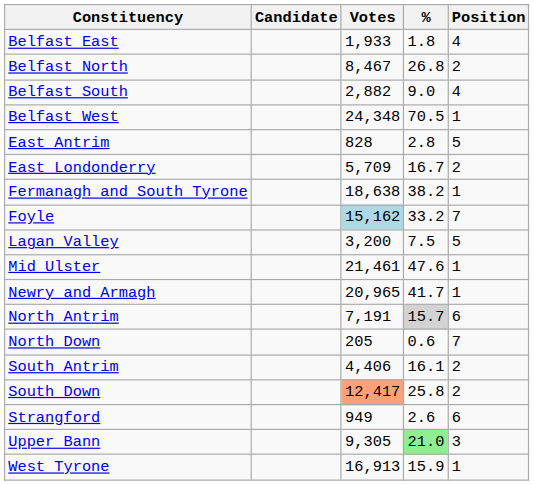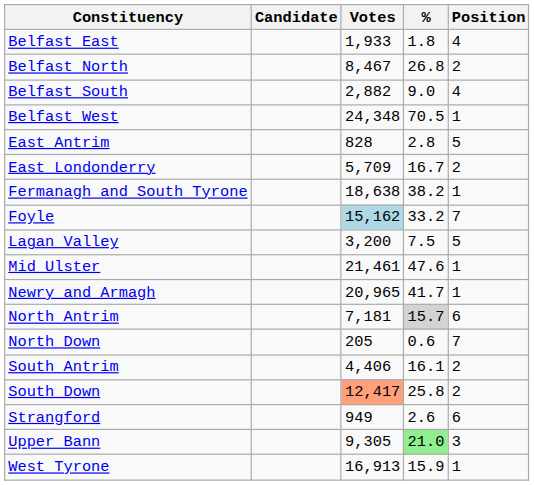(368, 317) 7,191 -> (368, 317) 7,181
